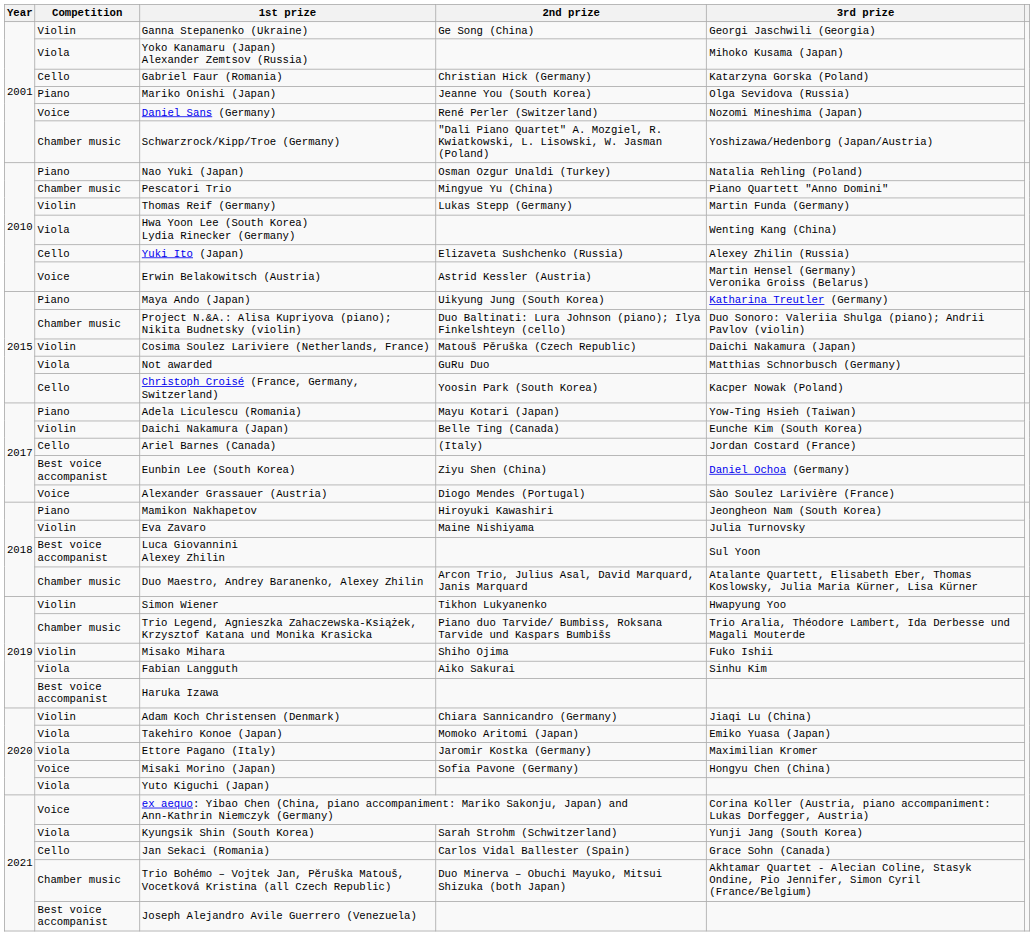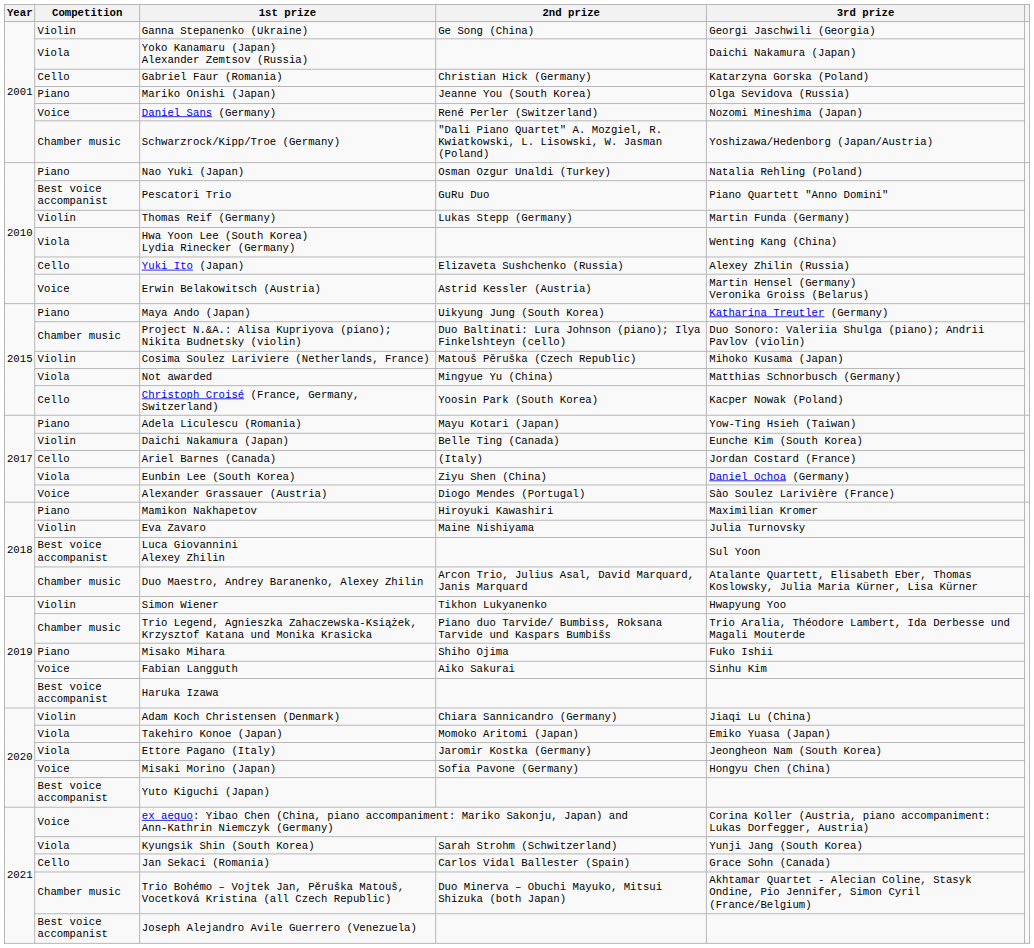(776, 54) Mihoko Kusama (Japan) -> (783, 54) Daichi Nakamura (Japan)
(79, 189) Chamber music -> (73, 195) Best voice accompanist
(496, 189) Mingyue Yu (China) -> (464, 195) GuRu Duo
(783, 348) Daichi Nakamura (Japan) -> (776, 360) Mihoko Kusama (Japan)
(464, 365) GuRu Duo -> (496, 377) Mingyue Yu (China)
(73, 470) Best voice accompanist -> (54, 476) Viola
(796, 511) Jeongheon Nam (South Korea) -> (764, 511) Maximilian Kromer
(57, 652) Violin -> (54, 652) Piano
(54, 670) Viola -> (54, 670) Voice
(764, 751) Maximilian Kromer -> (796, 751) Jeongheon Nam (South Korea)
(54, 786) Viola -> (73, 792) Best voice accompanist
